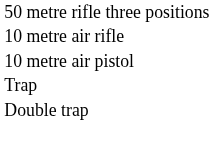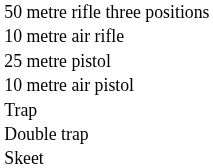+ row: (58, 61)
+ row: (24, 158)
